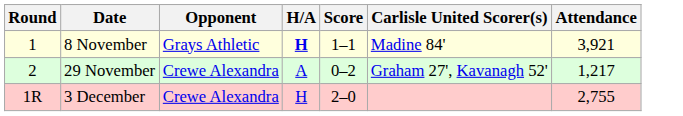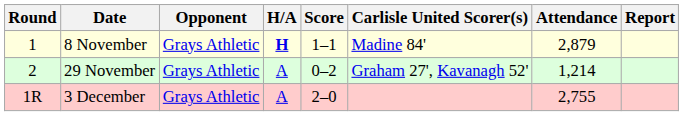+ column: (650, 17)
(596, 44) 3,921 -> (577, 44) 2,879
(221, 70) Crewe Alexandra -> (211, 70) Grays Athletic
(596, 70) 1,217 -> (577, 70) 1,214
(221, 96) Crewe Alexandra -> (211, 96) Grays Athletic
(301, 96) H -> (282, 96) A
